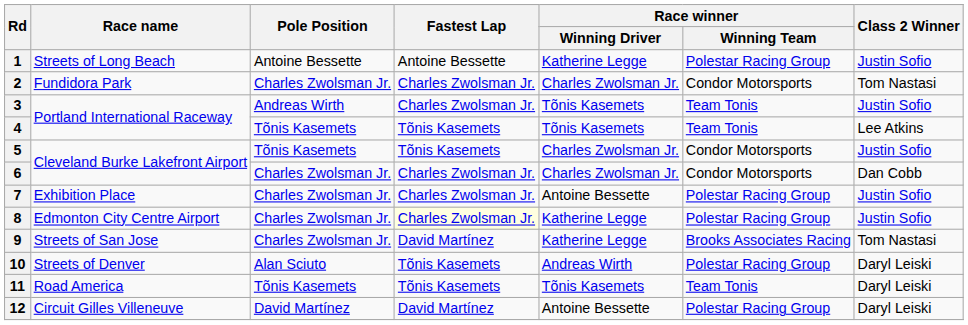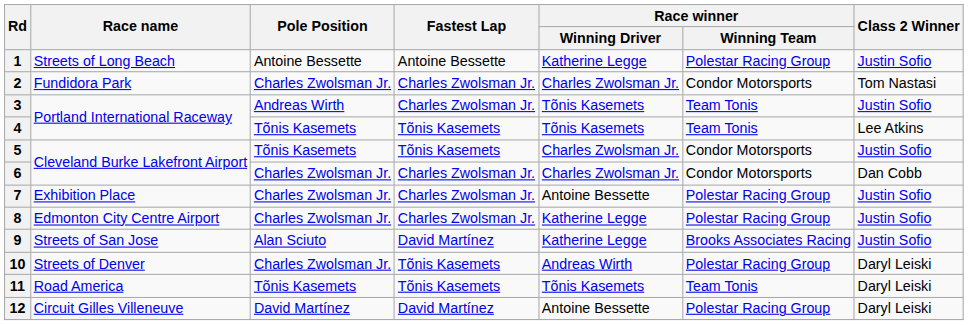(466, 218) lightyellow background -> (466, 218) no background
(322, 240) Charles Zwolsman Jr. -> (290, 240) Alan Sciuto
(897, 240) Tom Nastasi -> (895, 240) Justin Sofio
(290, 263) Alan Sciuto -> (322, 263) Charles Zwolsman Jr.
